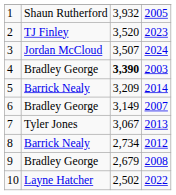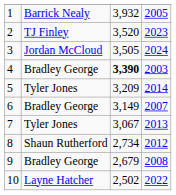(66, 13) Shaun Rutherford -> (57, 13) Barrick Nealy
(126, 50) 3,507 -> (126, 50) 3,505
(57, 87) Barrick Nealy -> (51, 87) Tyler Jones
(57, 143) Barrick Nealy -> (66, 143) Shaun Rutherford
